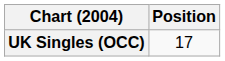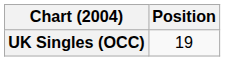(184, 42) 17 -> (184, 42) 19
